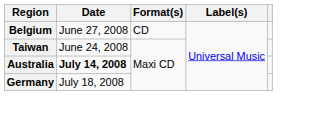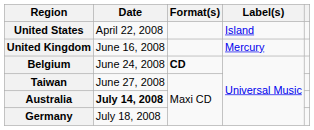+ row: (49, 30)
+ row: (49, 47)
(94, 30) June 27, 2008 -> (130, 64) June 24, 2008
(141, 30) normal -> (178, 64) bold
(94, 47) June 24, 2008 -> (130, 82) June 27, 2008
